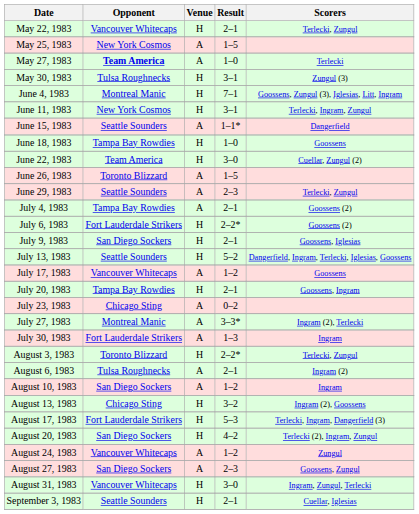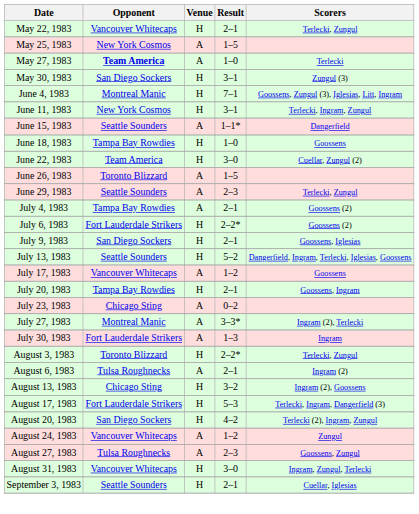(134, 77) Tulsa Roughnecks -> (134, 77) San Diego Sockers
- row: (44, 387)
(134, 468) San Diego Sockers -> (134, 452) Tulsa Roughnecks
